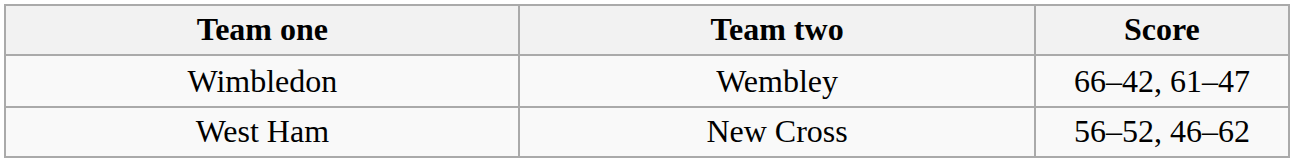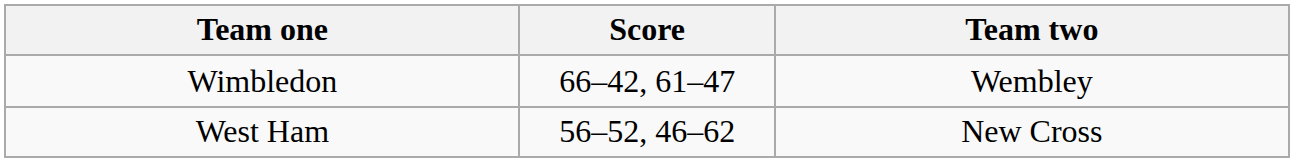columns swapped: (1162, 29) <-> (777, 29)
